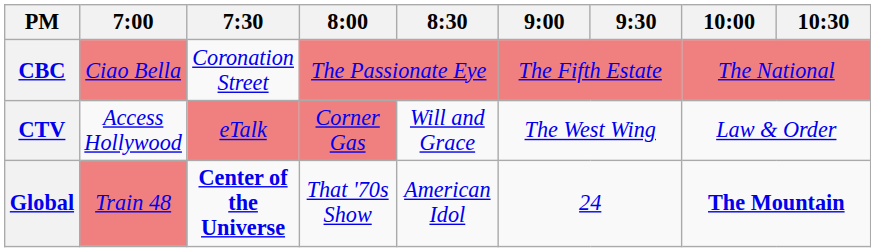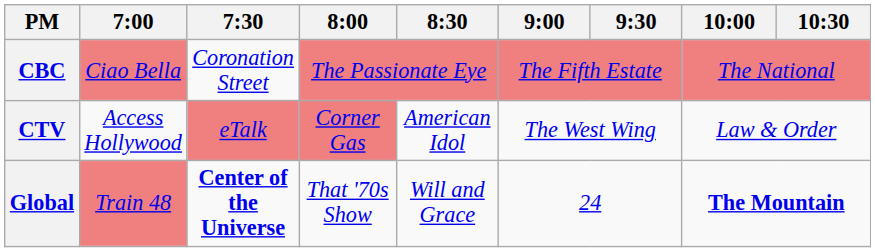(447, 130) Will and Grace -> (447, 130) American Idol
(447, 203) American Idol -> (447, 203) Will and Grace
